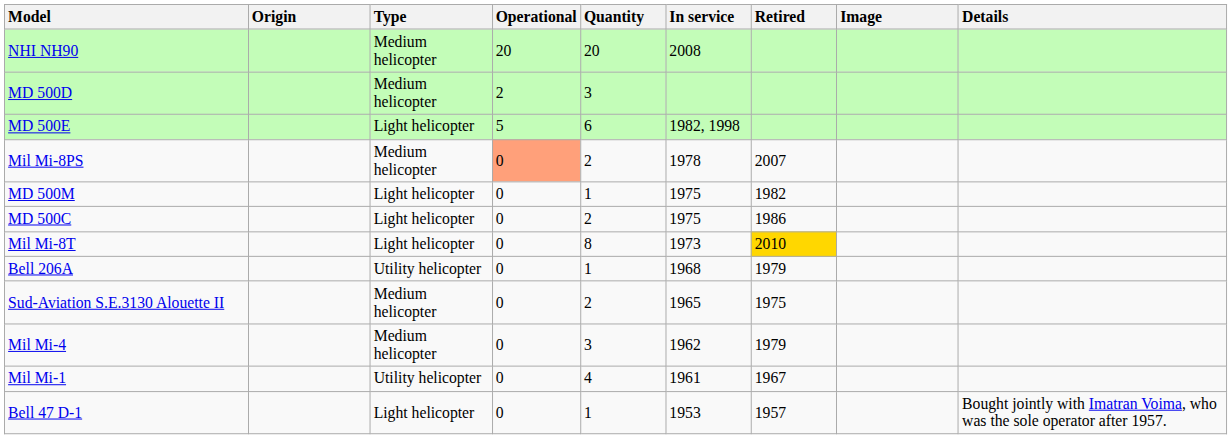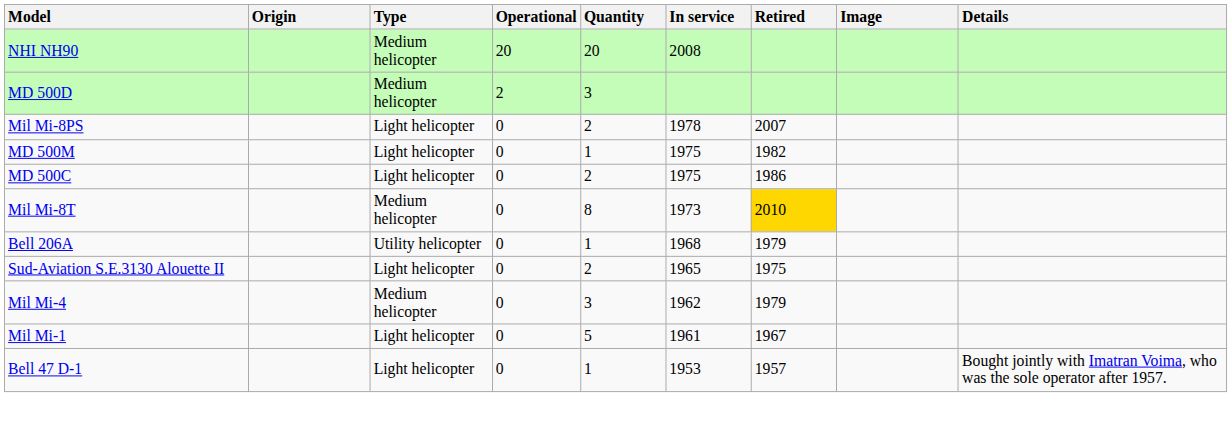- row: (39, 126)
(405, 160) Medium helicopter -> (424, 126) Light helicopter
(500, 160) lightsalmon background -> (500, 126) no background
(424, 243) Light helicopter -> (405, 210) Medium helicopter
(405, 302) Medium helicopter -> (424, 268) Light helicopter
(427, 378) Utility helicopter -> (424, 336) Light helicopter
(588, 378) 4 -> (588, 336) 5
